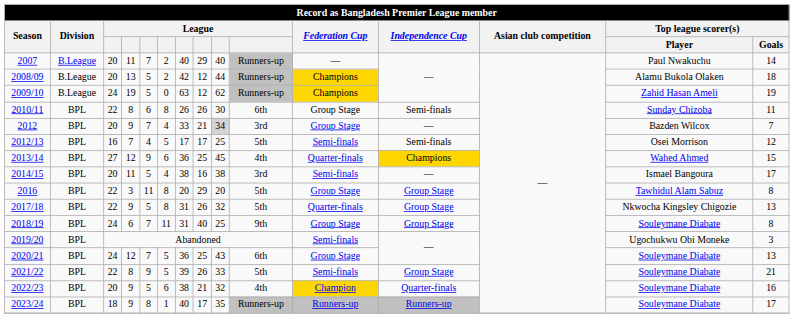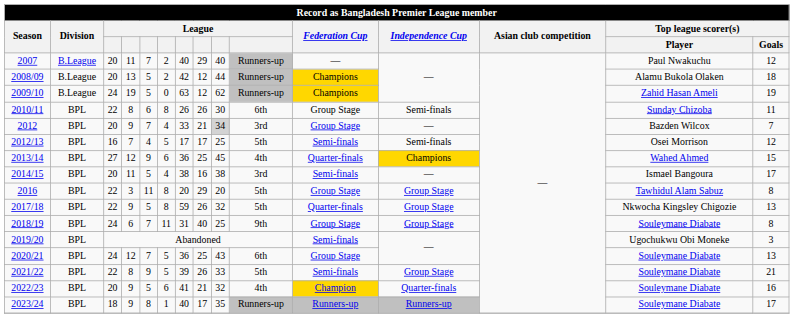(771, 61) 14 -> (771, 61) 12
(184, 207) 31 -> (184, 207) 59
(184, 288) 38 -> (184, 288) 41
